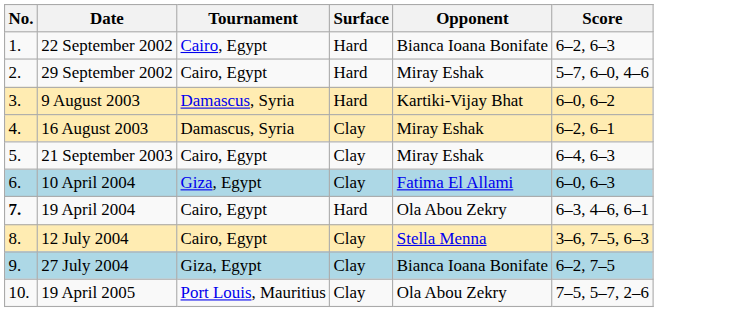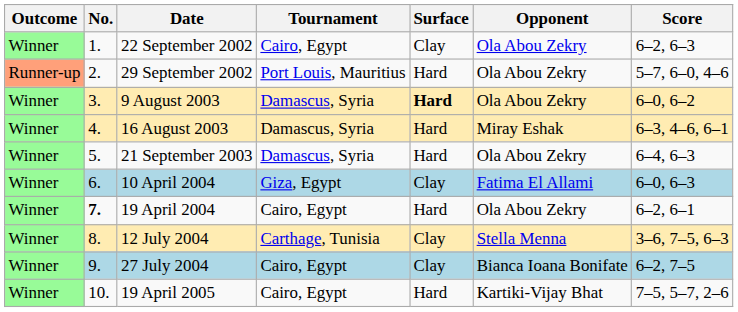+ column: (44, 17)
(350, 45) Hard -> (429, 45) Clay
(472, 45) Bianca Ioana Bonifate -> (532, 45) Ola Abou Zekry
(224, 72) Cairo, Egypt -> (333, 72) Port Louis, Mauritius
(440, 72) Miray Eshak -> (532, 72) Ola Abou Zekry
(350, 100) normal -> (433, 100) bold
(460, 100) Kartiki-Vijay Bhat -> (532, 100) Ola Abou Zekry
(350, 127) Clay -> (430, 127) Hard
(585, 127) 6–2, 6–1 -> (682, 127) 6–3, 4–6, 6–1
(224, 155) Cairo, Egypt -> (317, 155) Damascus, Syria
(350, 155) Clay -> (430, 155) Hard
(440, 155) Miray Eshak -> (532, 155) Ola Abou Zekry
(602, 209) 6–3, 4–6, 6–1 -> (665, 209) 6–2, 6–1
(224, 237) Cairo, Egypt -> (320, 237) Carthage, Tunisia
(221, 264) Giza, Egypt -> (304, 264) Cairo, Egypt
(253, 292) Port Louis, Mauritius -> (304, 292) Cairo, Egypt
(350, 292) Clay -> (430, 292) Hard
(452, 292) Ola Abou Zekry -> (540, 292) Kartiki-Vijay Bhat
